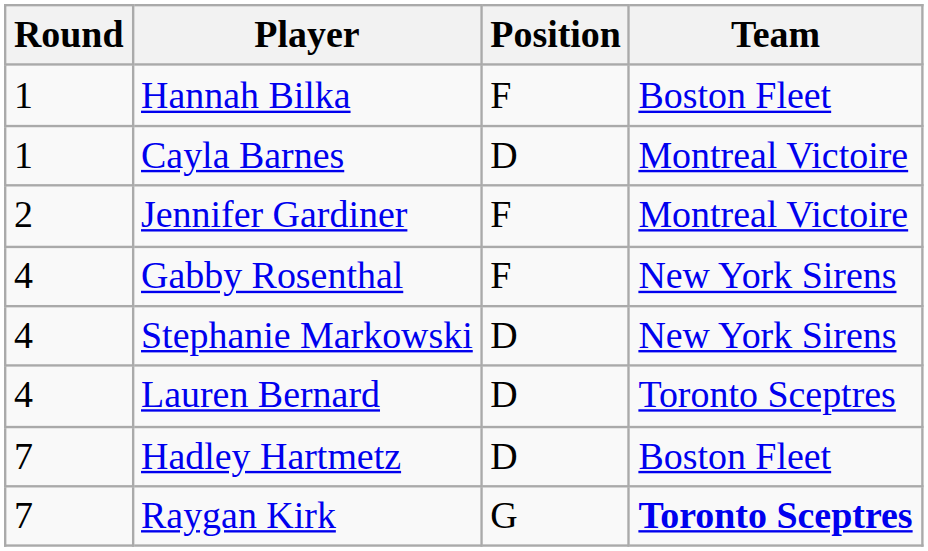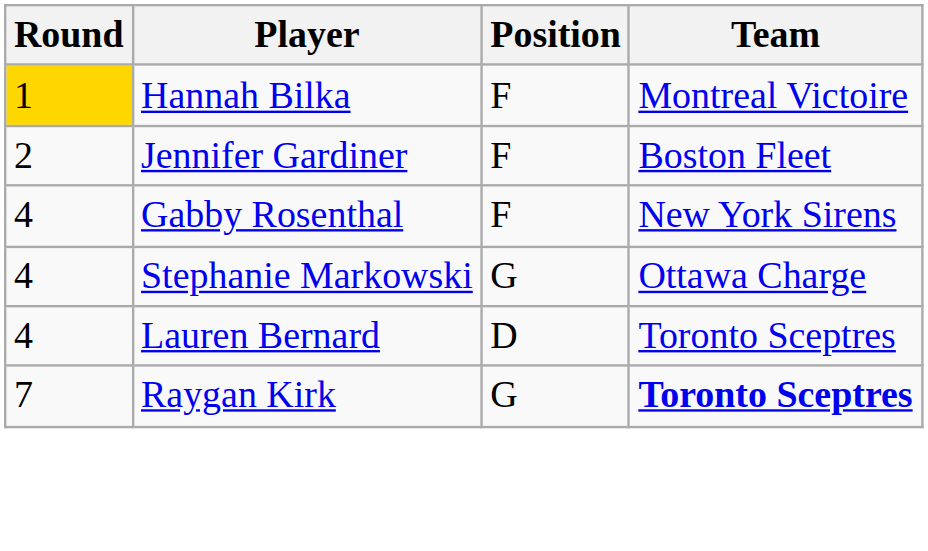(23, 94) no background -> (23, 94) gold background
(735, 94) Boston Fleet -> (773, 94) Montreal Victoire
- row: (243, 154)
(773, 214) Montreal Victoire -> (735, 154) Boston Fleet
(504, 335) D -> (504, 275) G
(767, 335) New York Sirens -> (752, 275) Ottawa Charge
- row: (271, 455)
